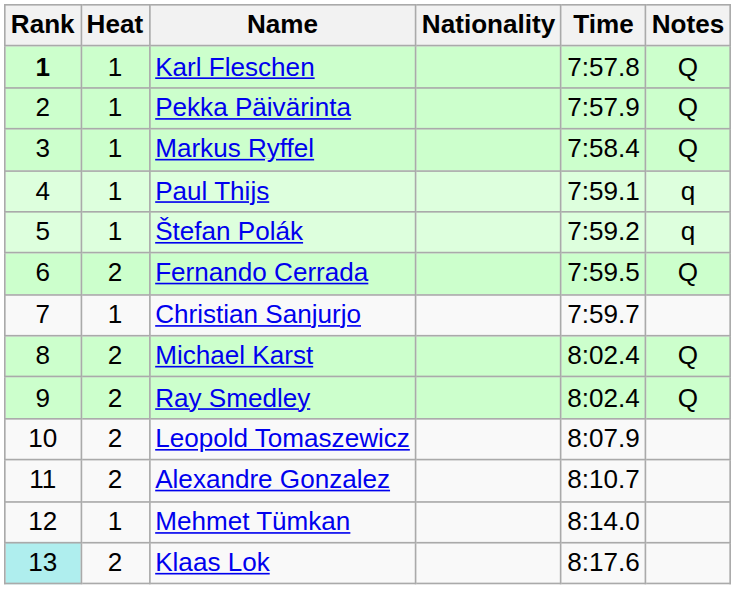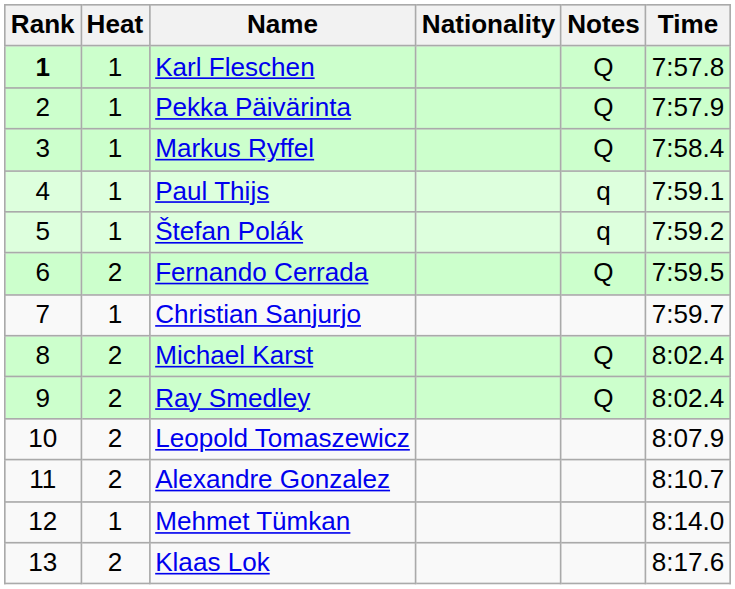columns swapped: (603, 25) <-> (688, 25)
(43, 562) paleturquoise background -> (43, 562) no background
